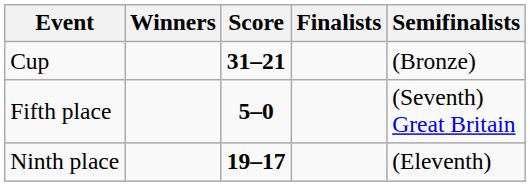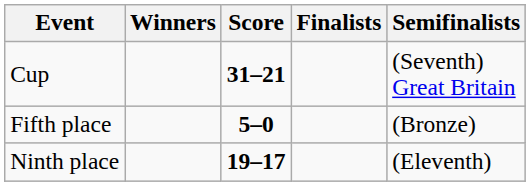(434, 60) (Bronze) -> (454, 73) (Seventh) Great Britain
(454, 110) (Seventh) Great Britain -> (434, 124) (Bronze)
